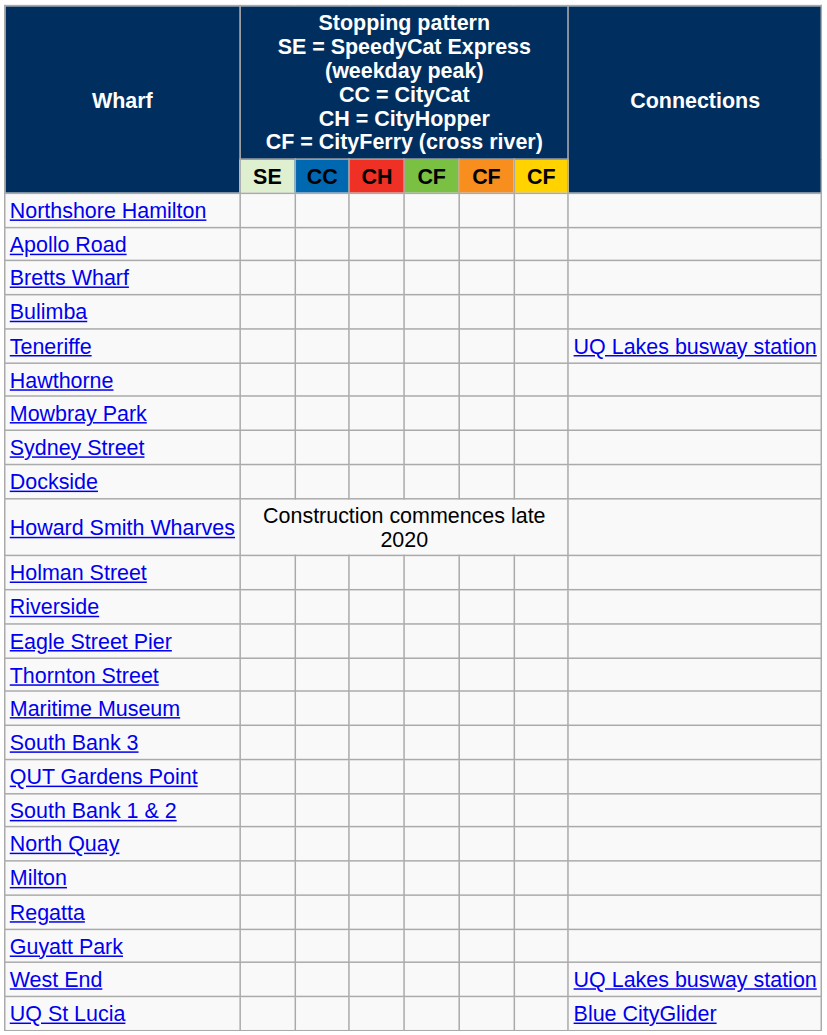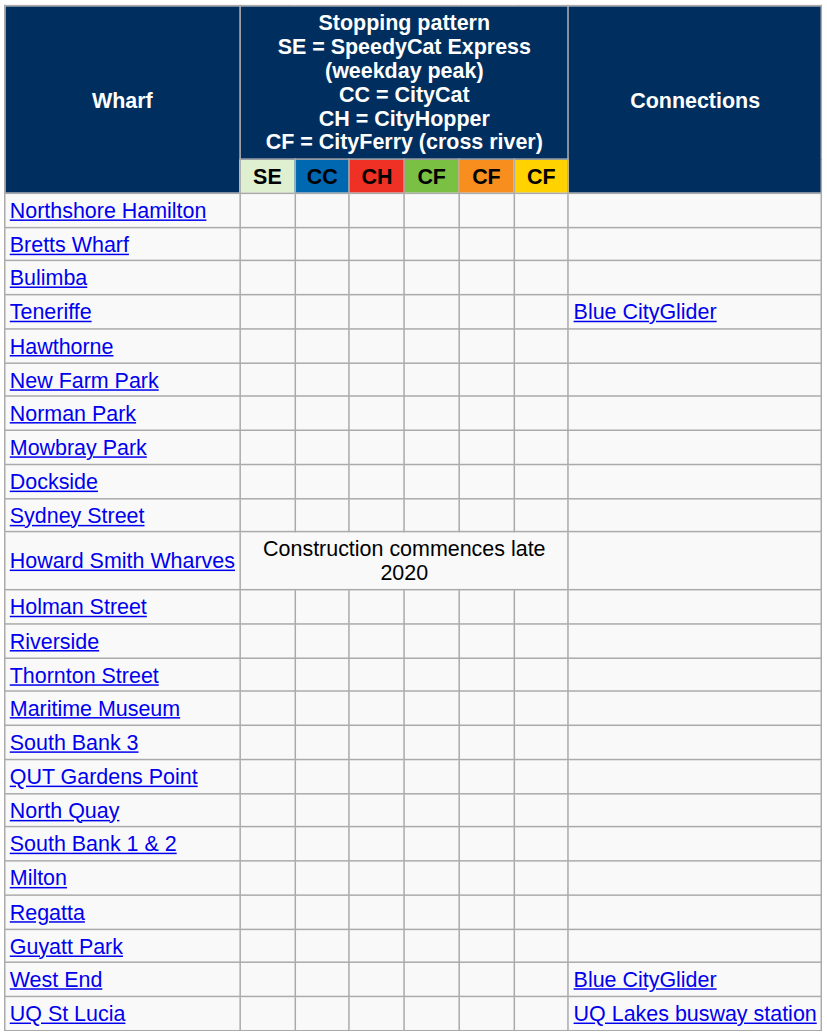- row: (68, 244)
(695, 346) UQ Lakes busway station -> (645, 312) Blue CityGlider
+ row: (84, 380)
+ row: (73, 414)
rows swapped: (77, 447) <-> (54, 481)
- row: (91, 641)
rows swapped: (93, 810) <-> (65, 844)
(695, 980) UQ Lakes busway station -> (645, 980) Blue CityGlider
(645, 1014) Blue CityGlider -> (695, 1014) UQ Lakes busway station
